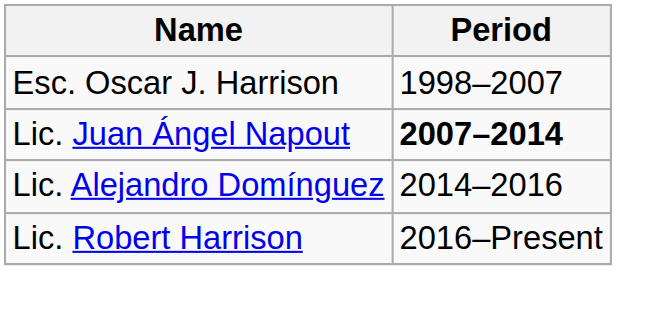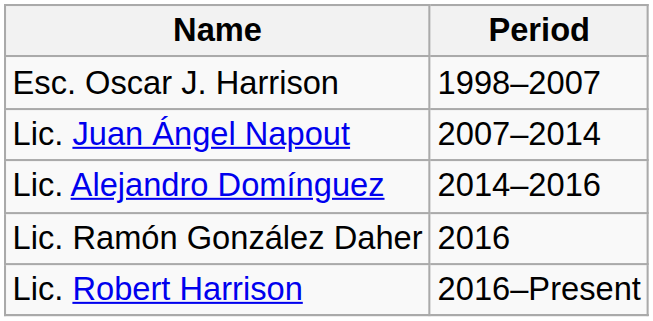(481, 133) bold -> (519, 133) normal
+ row: (218, 237)
